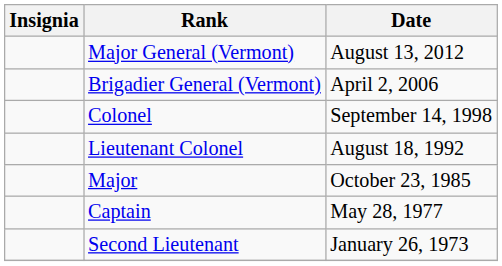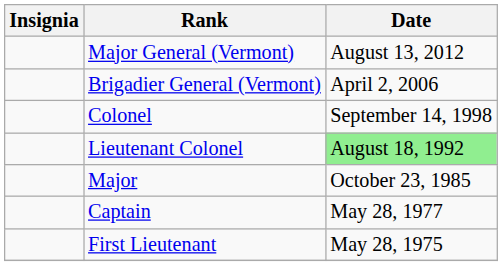(397, 148) no background -> (397, 148) lightgreen background
+ row: (152, 244)
- row: (163, 244)
